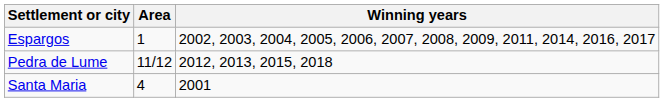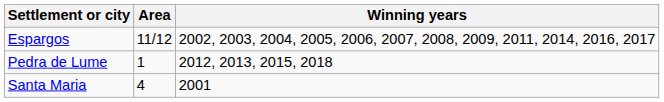(141, 39) 1 -> (154, 39) 11/12
(154, 62) 11/12 -> (141, 62) 1
